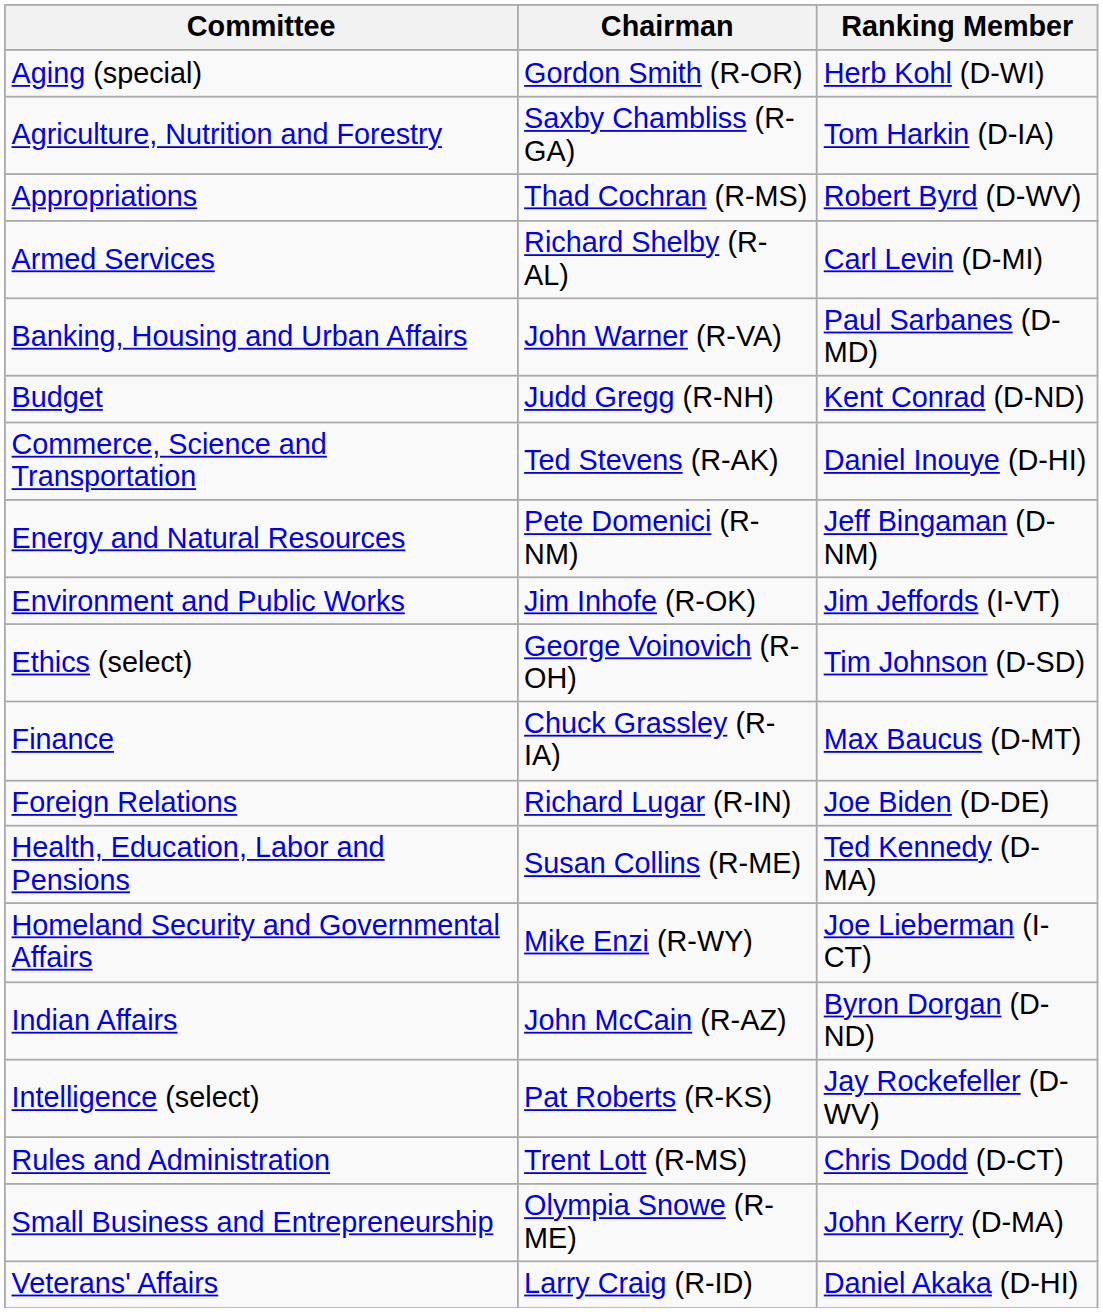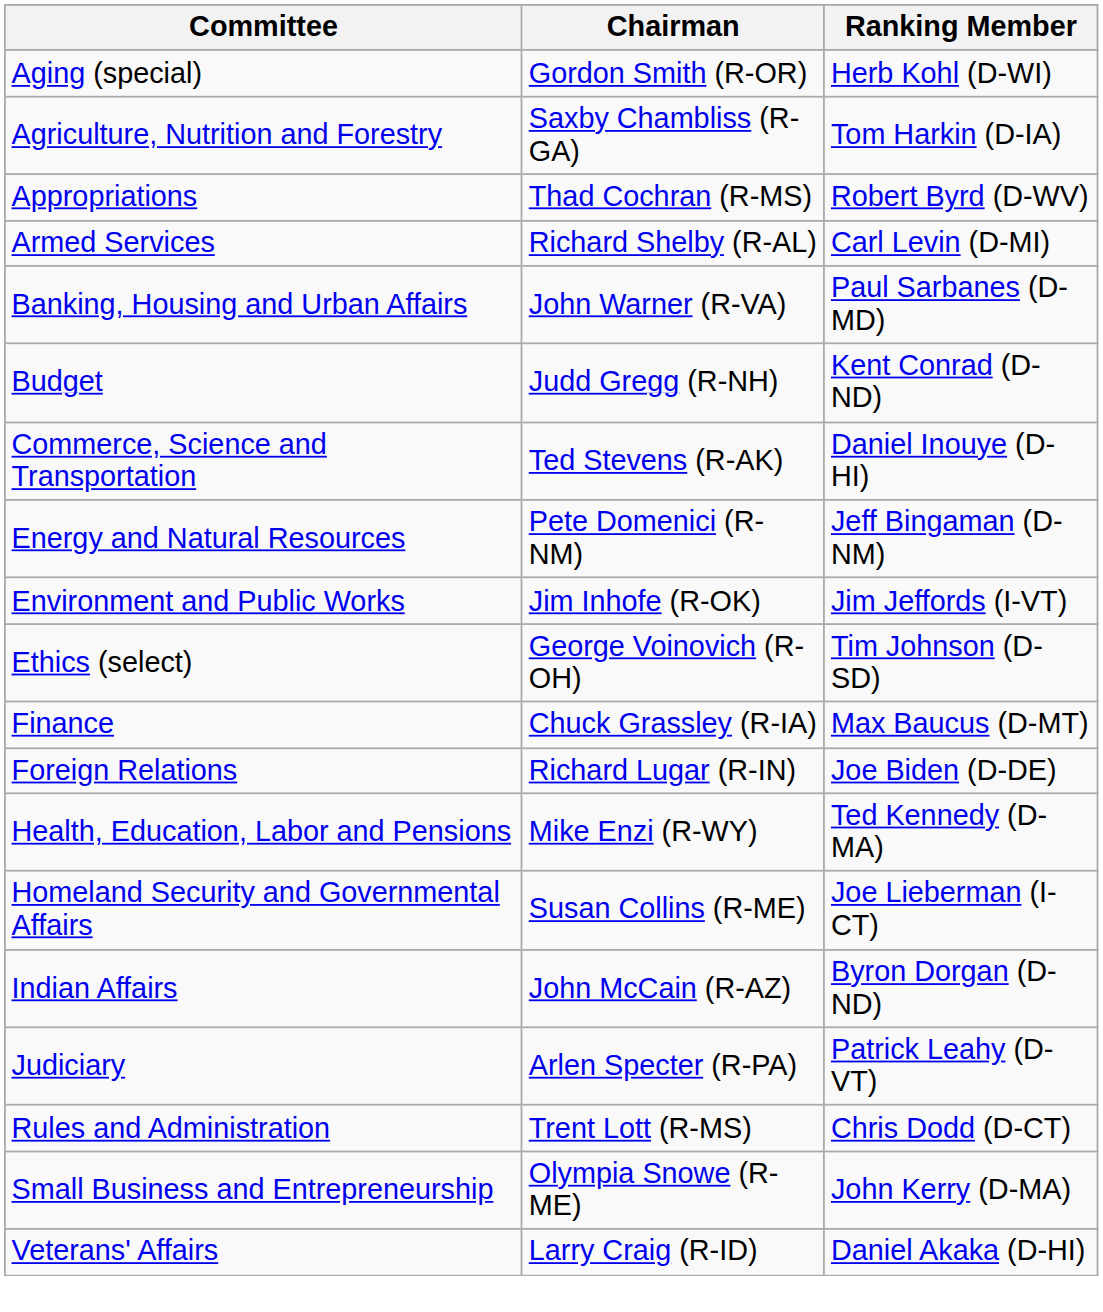(663, 864) Susan Collins (R-ME) -> (643, 831) Mike Enzi (R-WY)
(639, 942) Mike Enzi (R-WY) -> (667, 909) Susan Collins (R-ME)
- row: (136, 1098)
+ row: (68, 1065)
